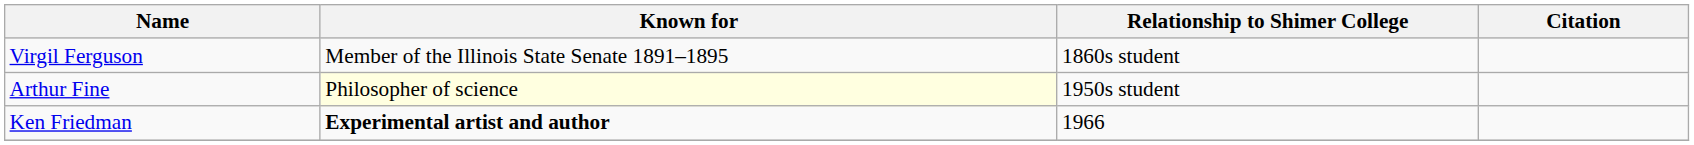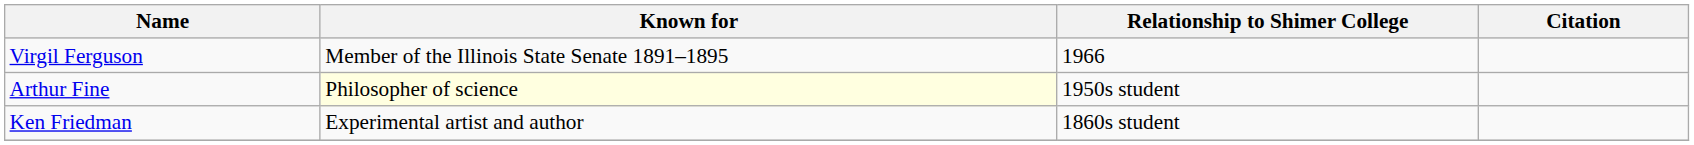(1121, 55) 1860s student -> (1083, 55) 1966
(467, 122) bold -> (454, 122) normal
(1083, 122) 1966 -> (1121, 122) 1860s student
